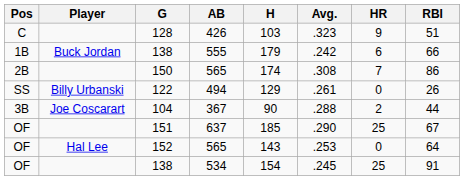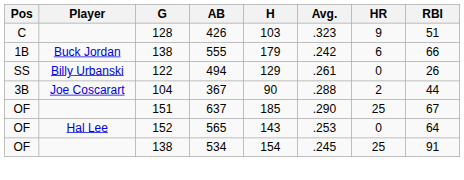- row: (162, 71)
